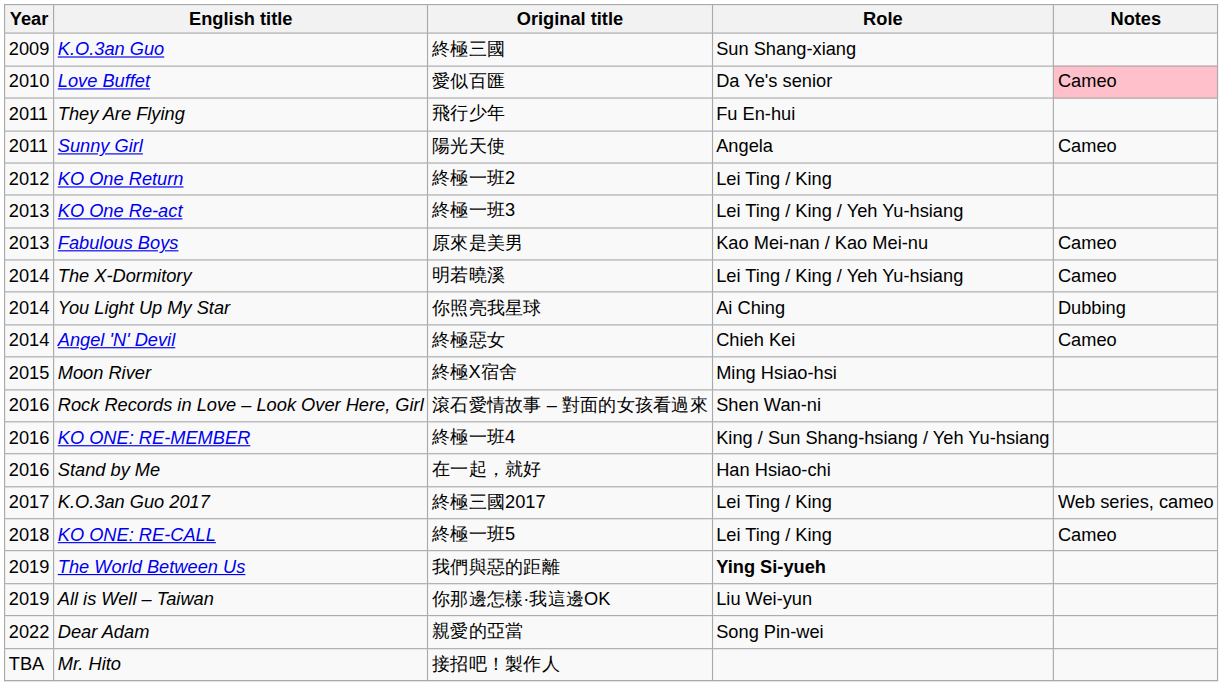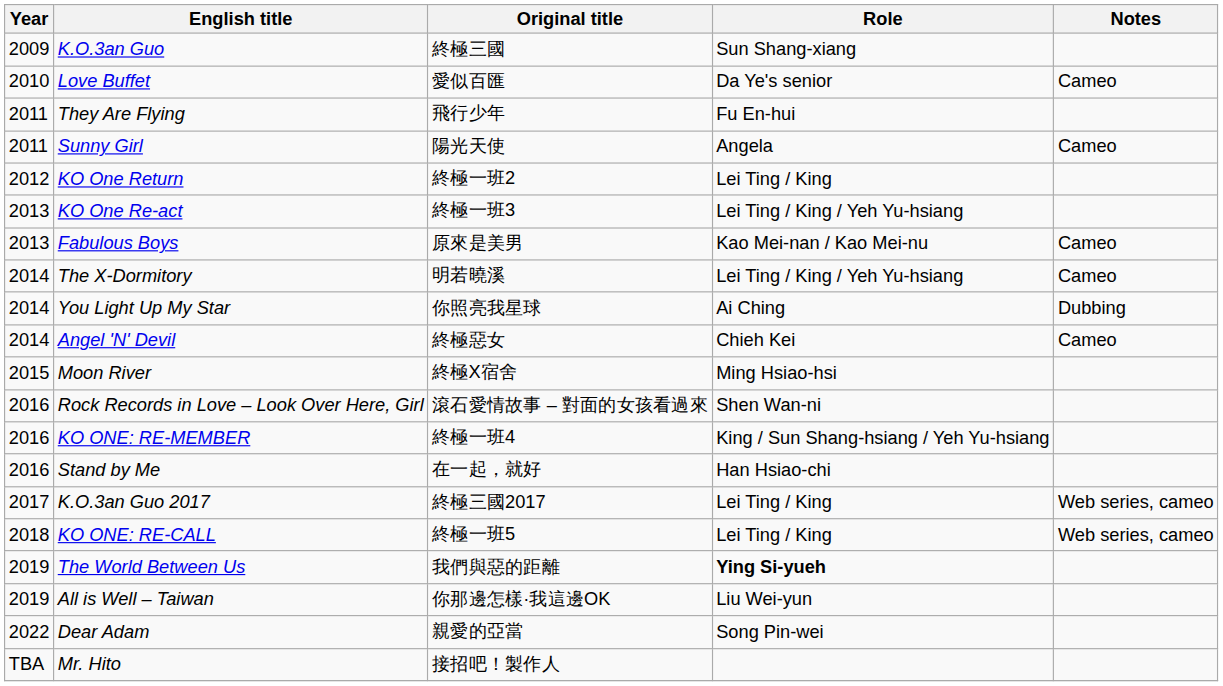(1087, 81) pink background -> (1087, 81) no background
(1087, 534) Cameo -> (1136, 534) Web series, cameo
